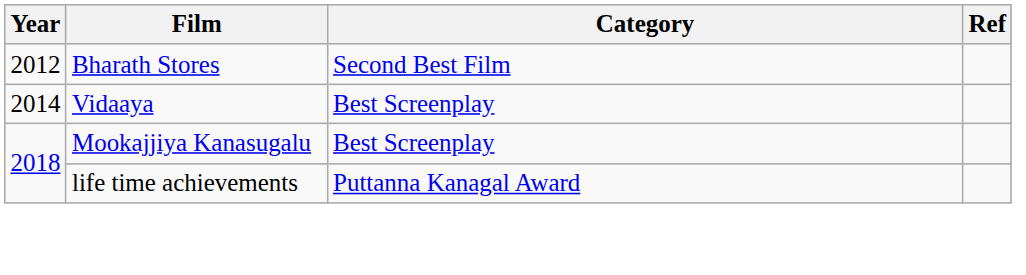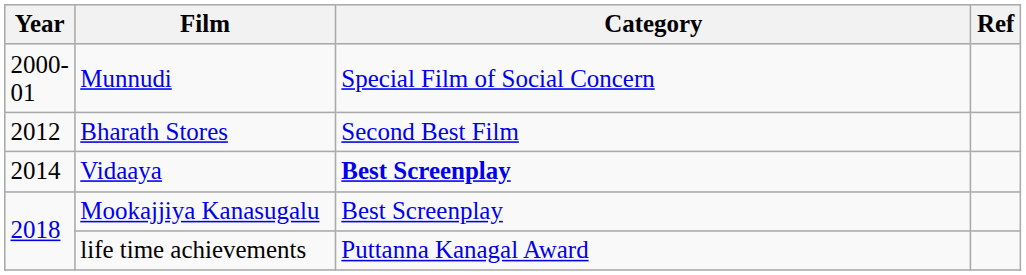+ row: (126, 77)
(414, 103) normal -> (426, 171) bold
